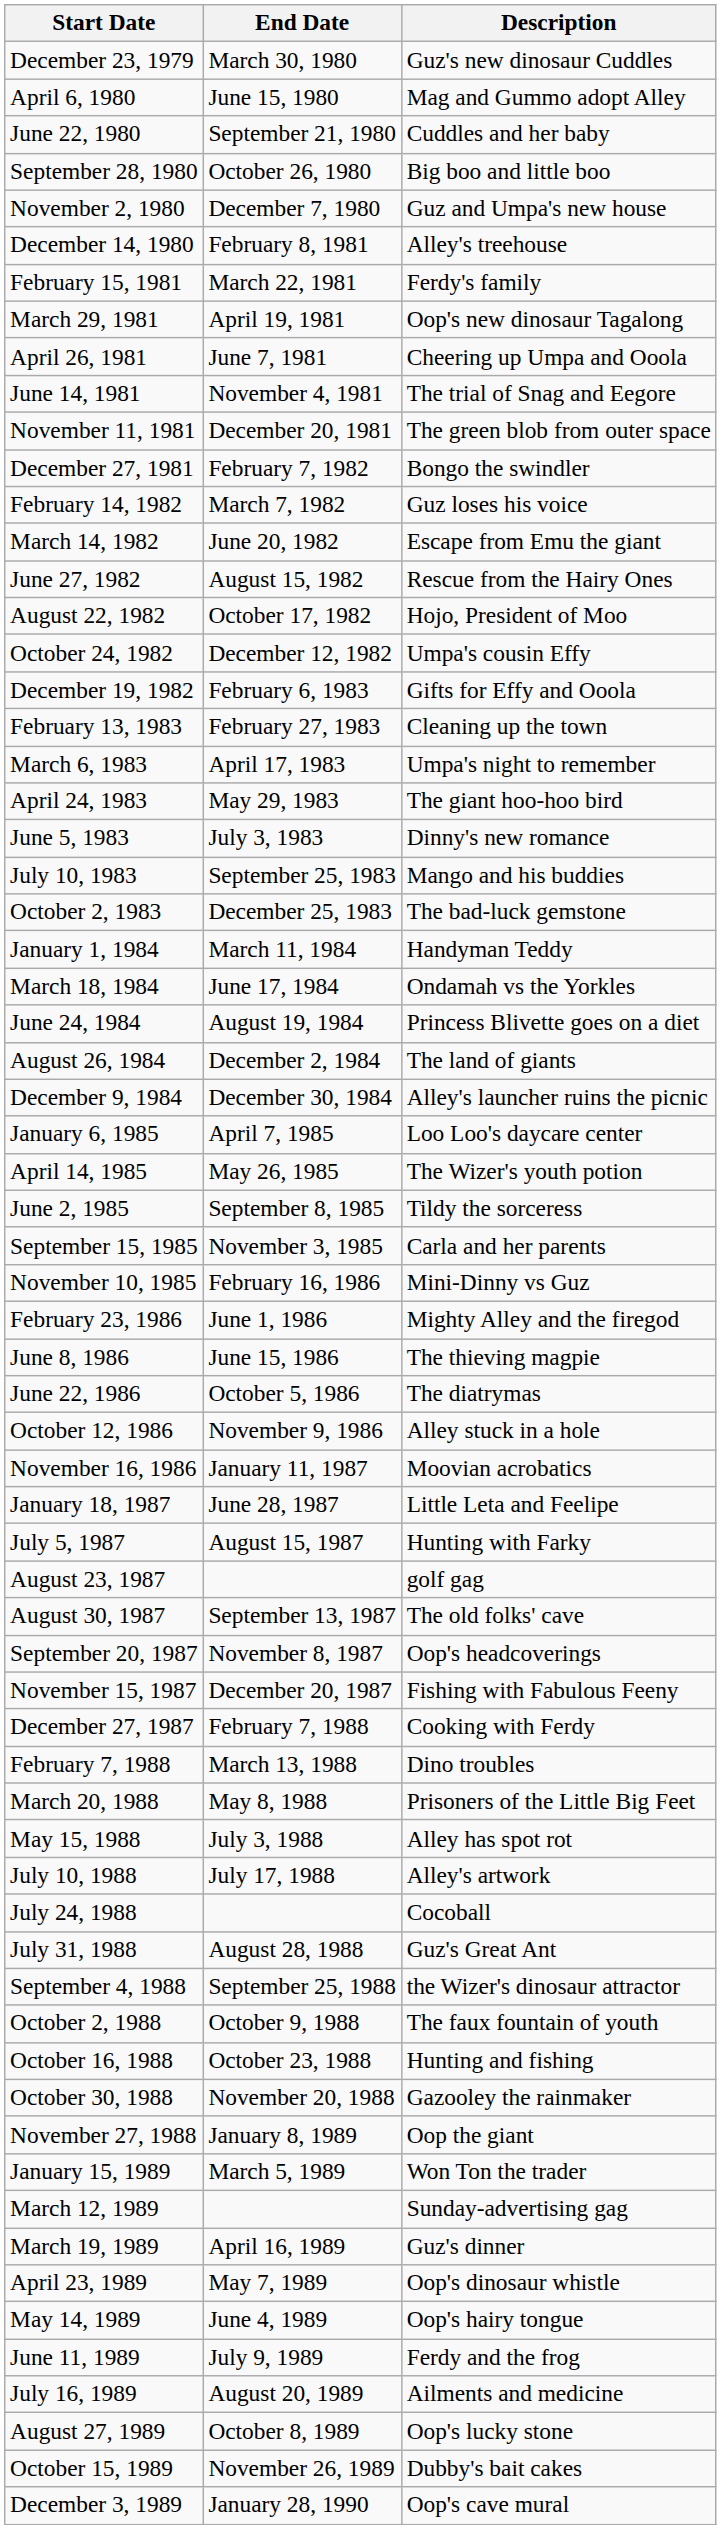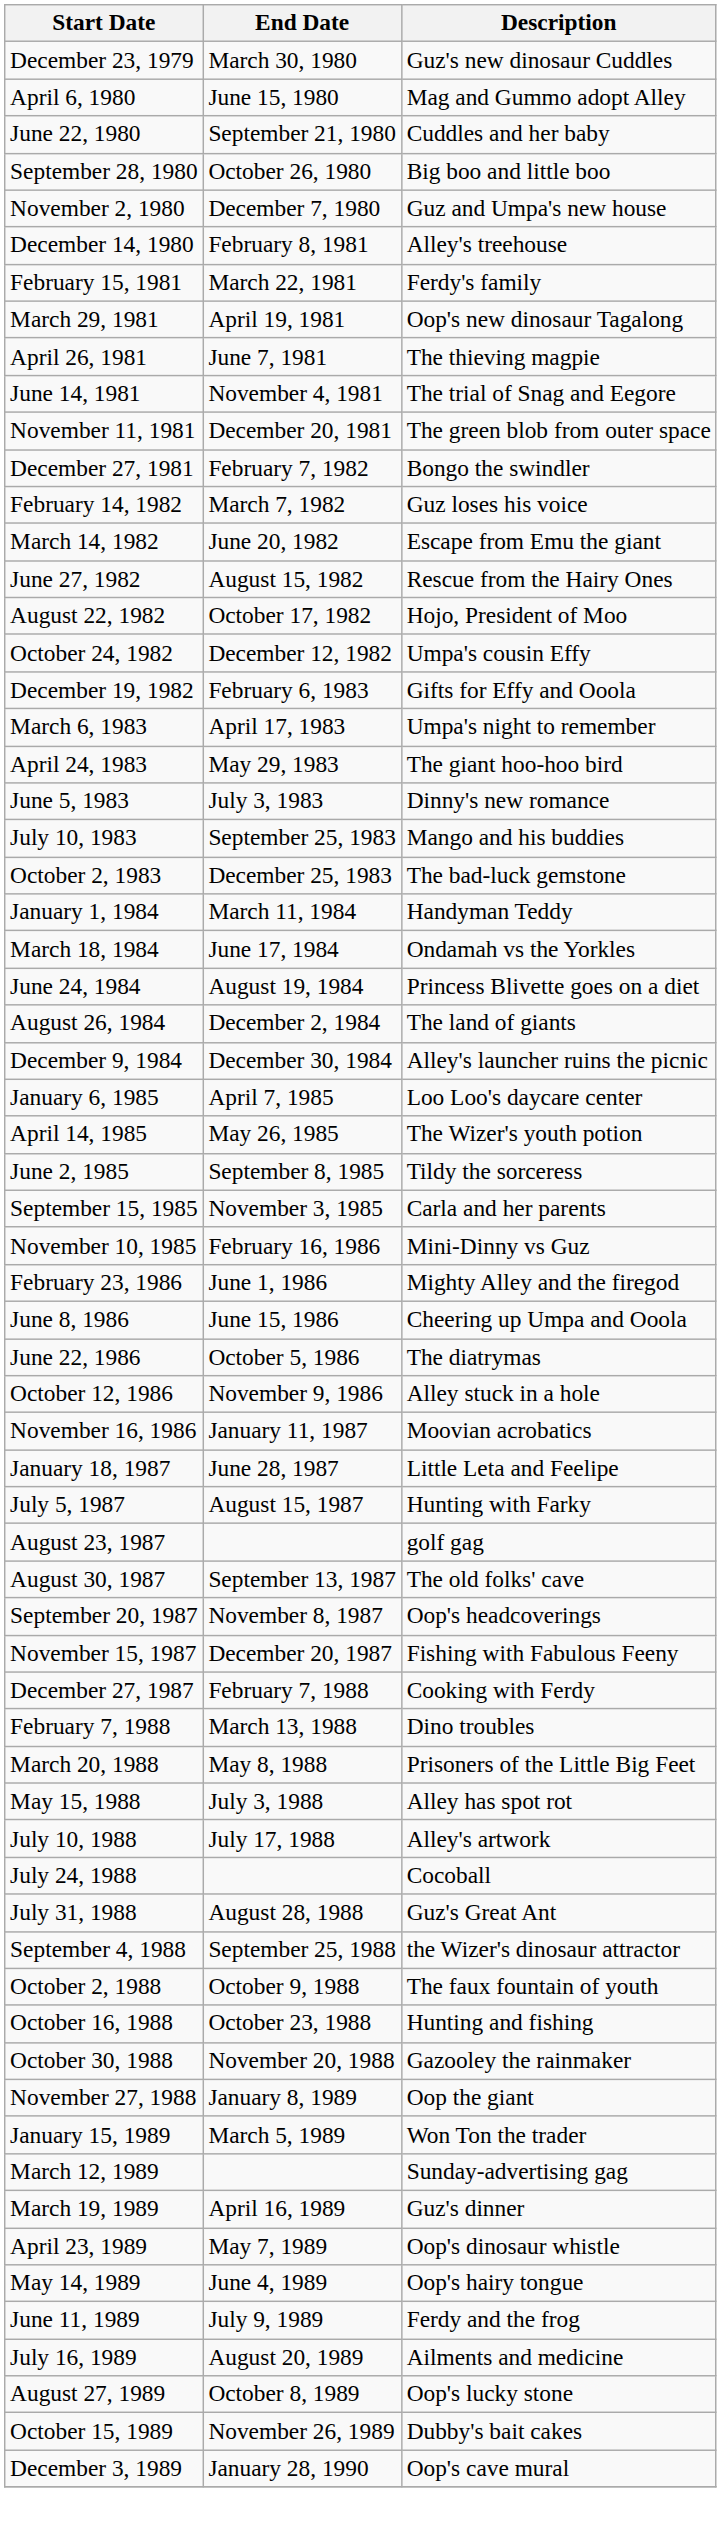(547, 356) Cheering up Umpa and Ooola -> (503, 356) The thieving magpie
- row: (96, 726)
(503, 1356) The thieving magpie -> (547, 1319) Cheering up Umpa and Ooola
